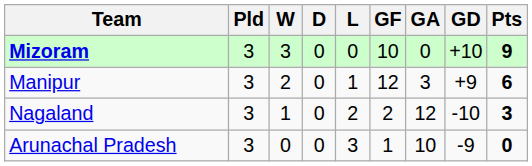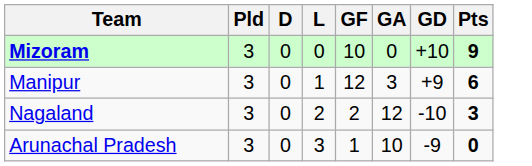- column: (285, 20)
